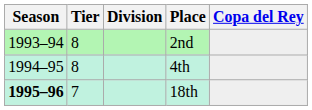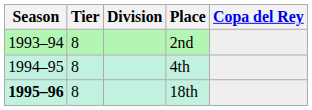(75, 92) 7 -> (75, 92) 8
